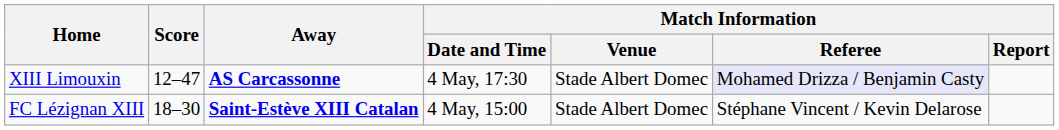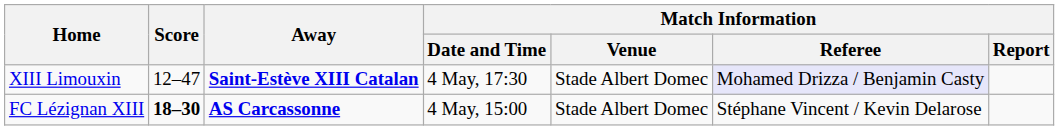(274, 79) AS Carcassonne -> (314, 79) Saint-Estève XIII Catalan
(177, 109) normal -> (177, 109) bold
(314, 109) Saint-Estève XIII Catalan -> (274, 109) AS Carcassonne
